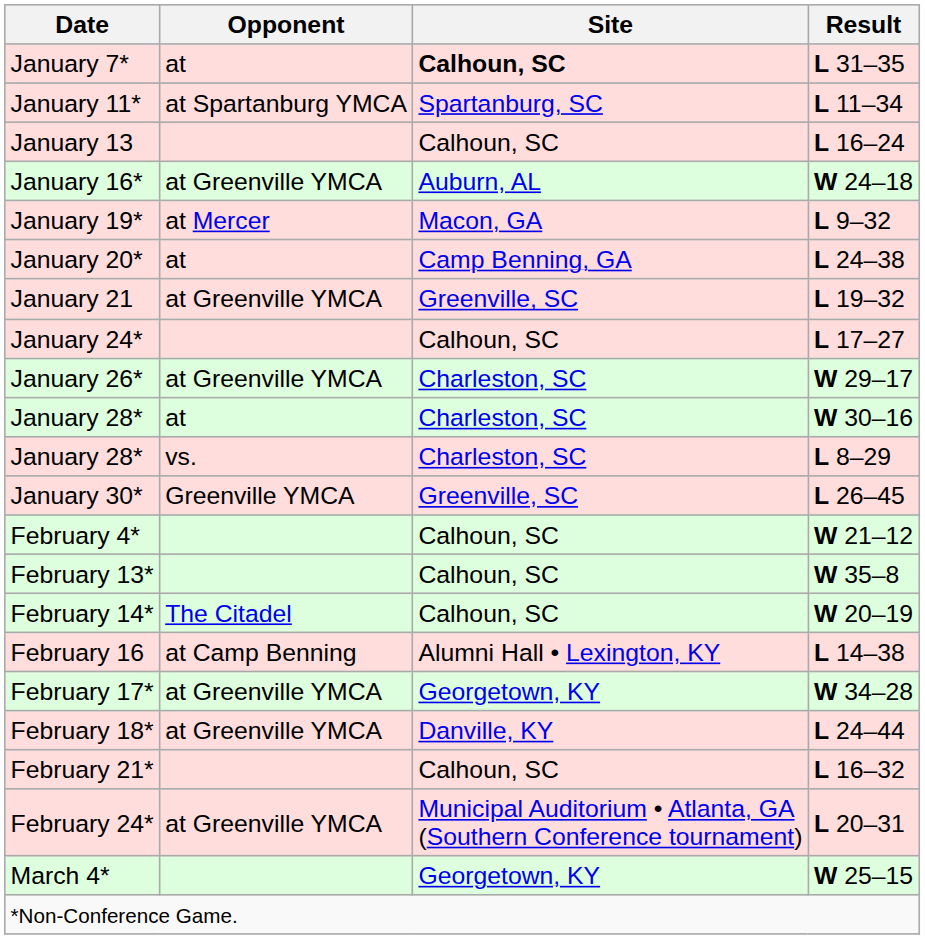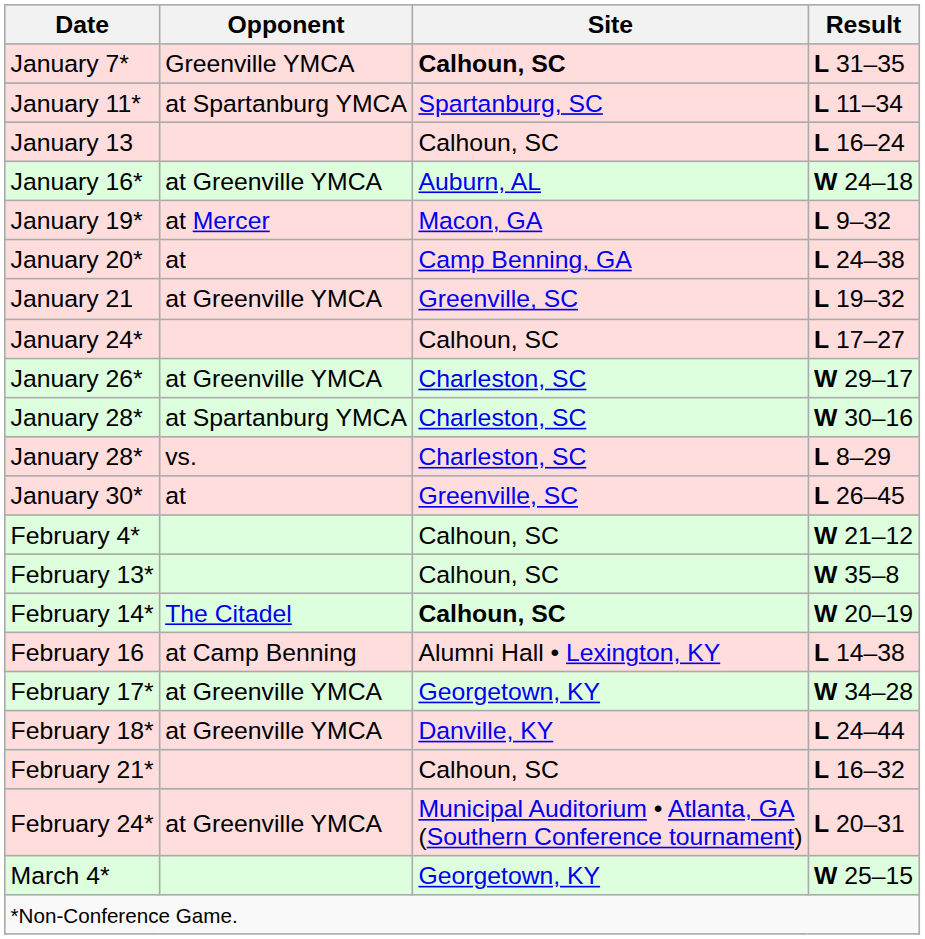(176, 64) at -> (260, 64) Greenville YMCA
(176, 417) at -> (286, 417) at Spartanburg YMCA
(260, 495) Greenville YMCA -> (176, 495) at
(489, 613) normal -> (492, 613) bold
